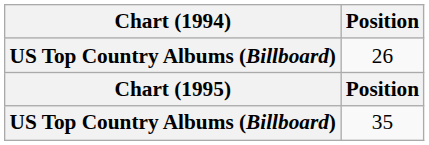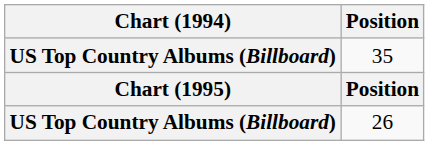rows swapped: (382, 55) <-> (382, 122)
